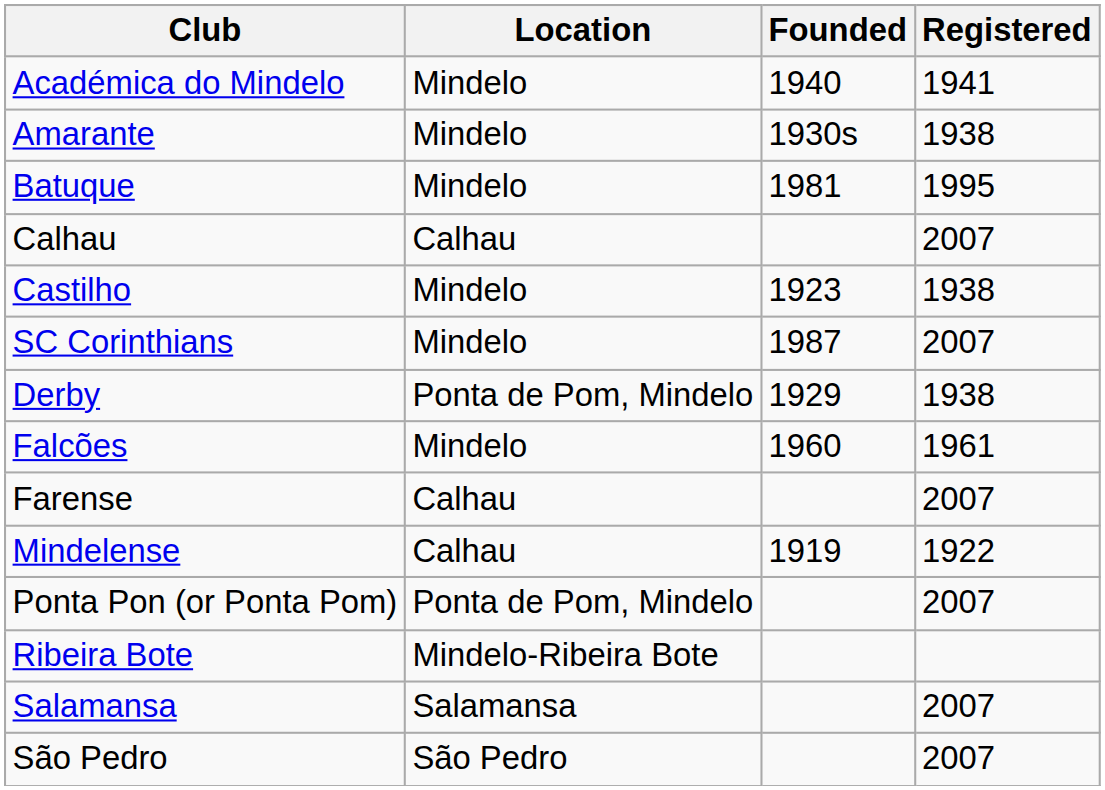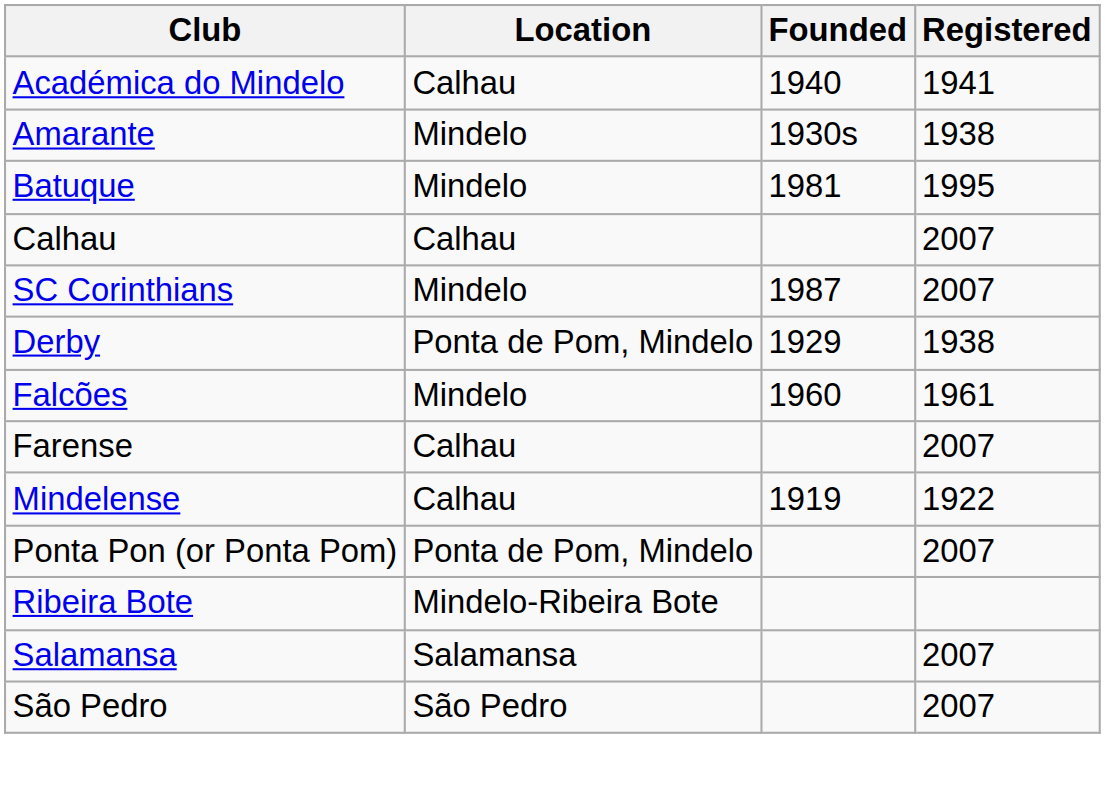(470, 82) Mindelo -> (464, 82) Calhau
- row: (72, 290)
